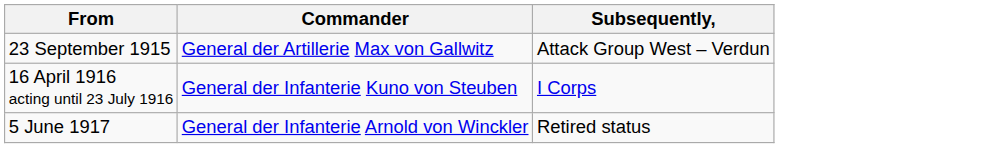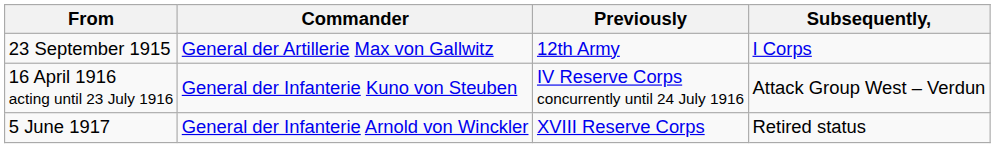+ column: (640, 19)
(653, 48) Attack Group West – Verdun -> (782, 48) I Corps
(567, 87) I Corps -> (869, 87) Attack Group West – Verdun
